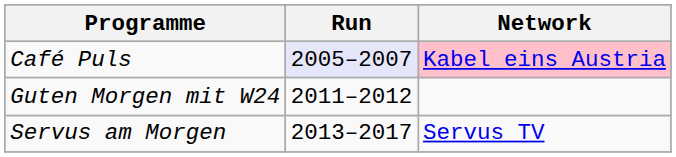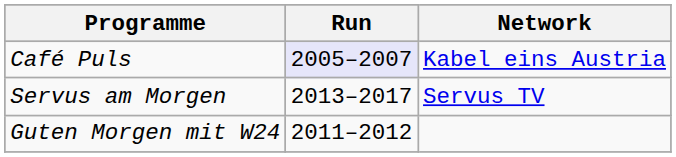(545, 60) pink background -> (545, 60) no background
rows swapped: (145, 97) <-> (118, 133)
